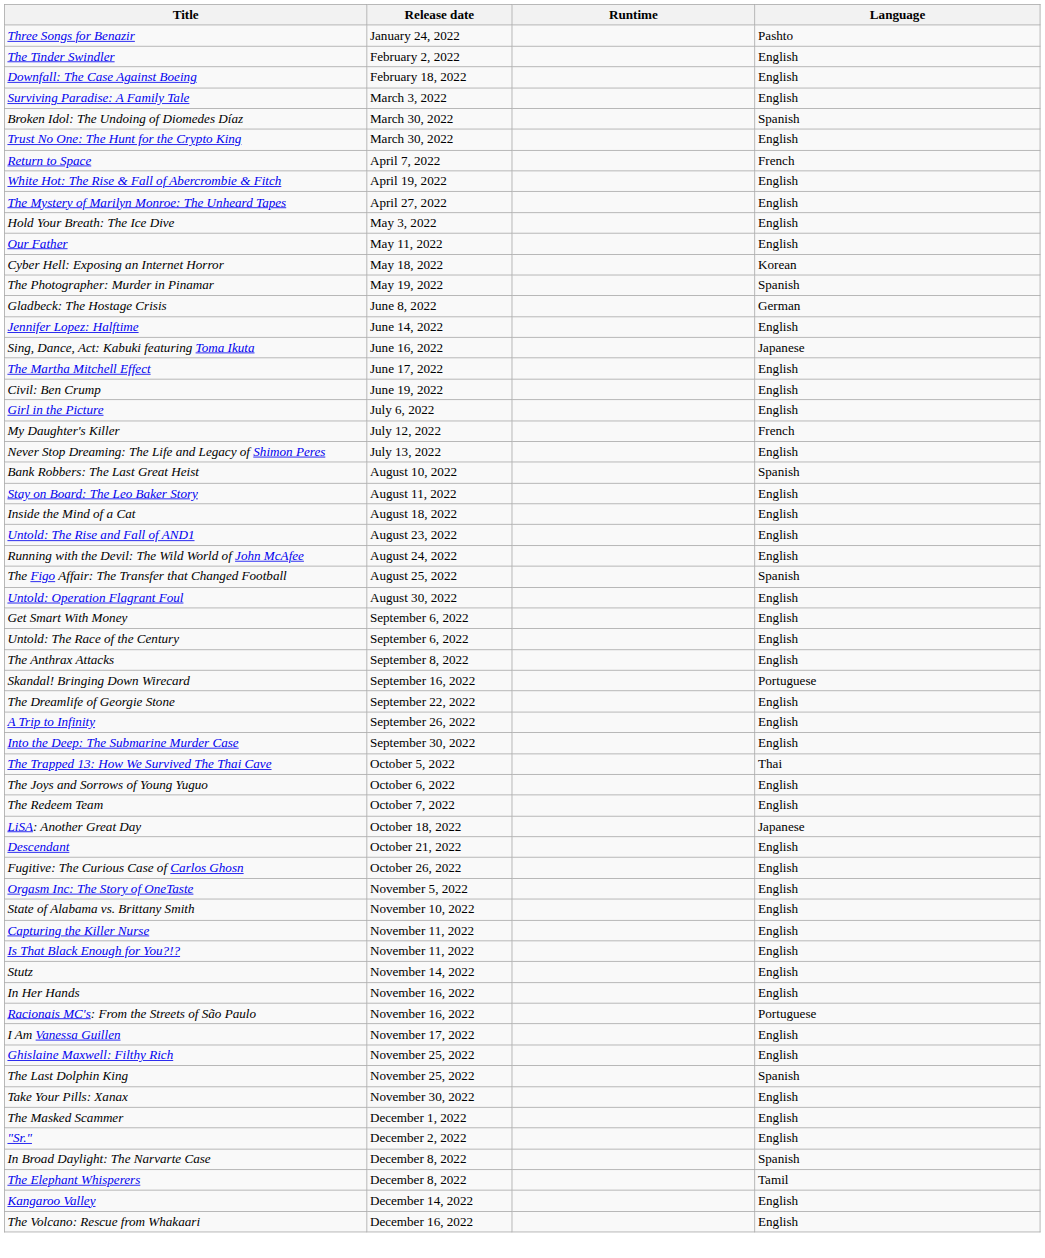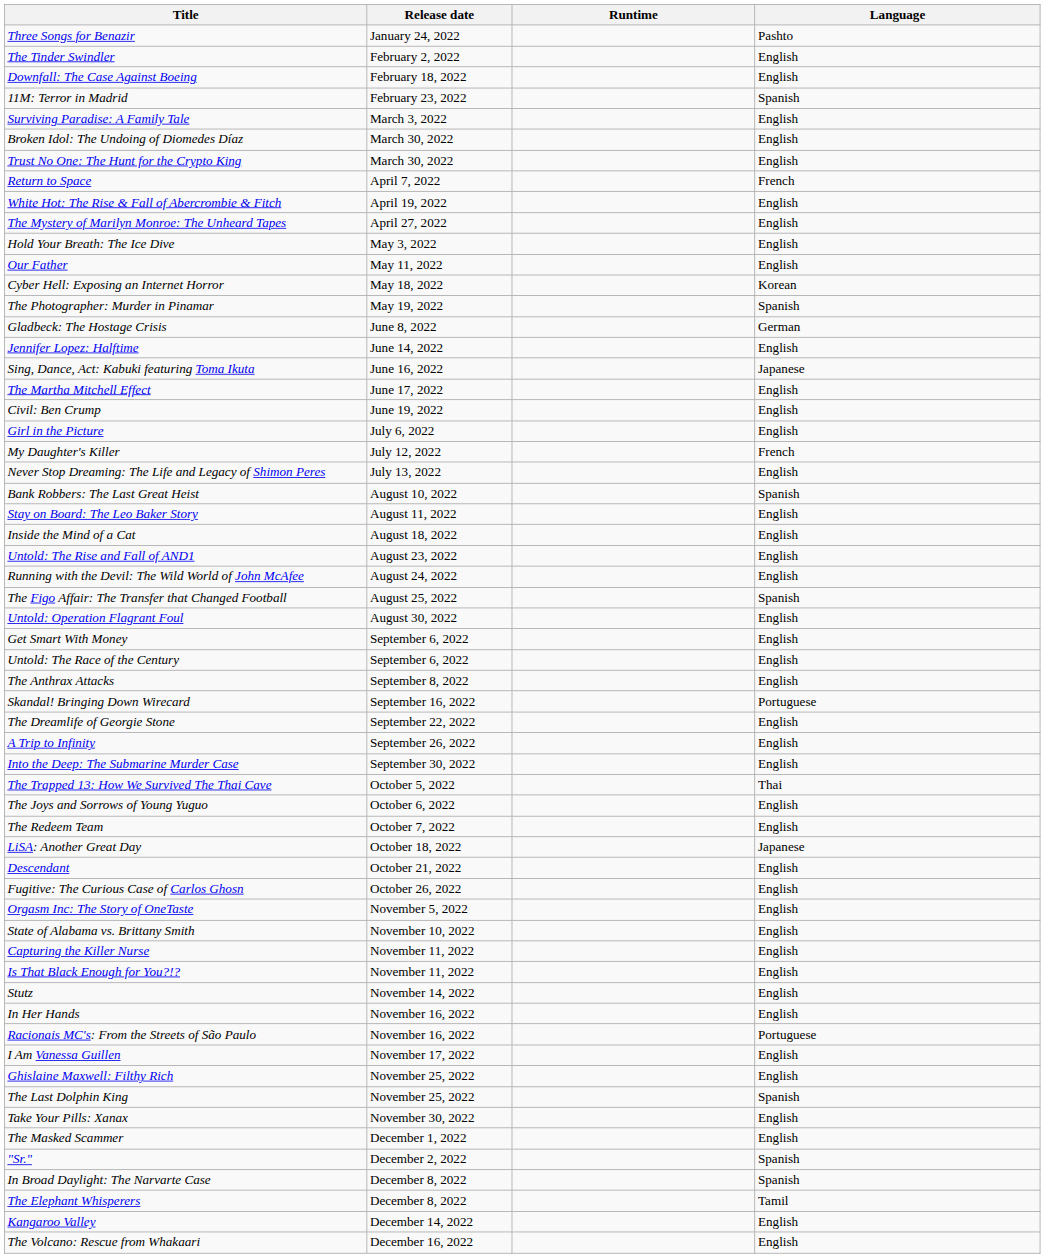+ row: (68, 98)
(779, 118) Spanish -> (778, 139) English
(778, 1138) English -> (779, 1159) Spanish
